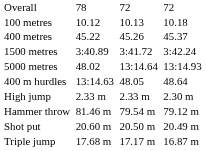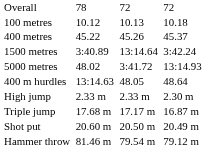(136, 52) 3:41.72 -> (139, 52) 13:14.64
(139, 67) 13:14.64 -> (136, 67) 3:41.72
rows swapped: (30, 141) <-> (37, 112)
